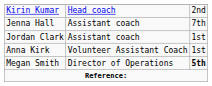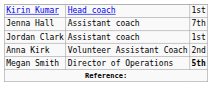(199, 11) 2nd -> (199, 11) 1st
(199, 50) 1st -> (199, 50) 2nd
